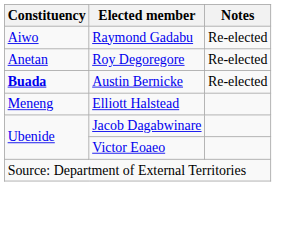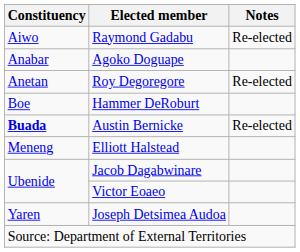+ row: (138, 59)
+ row: (146, 103)
+ row: (159, 214)
